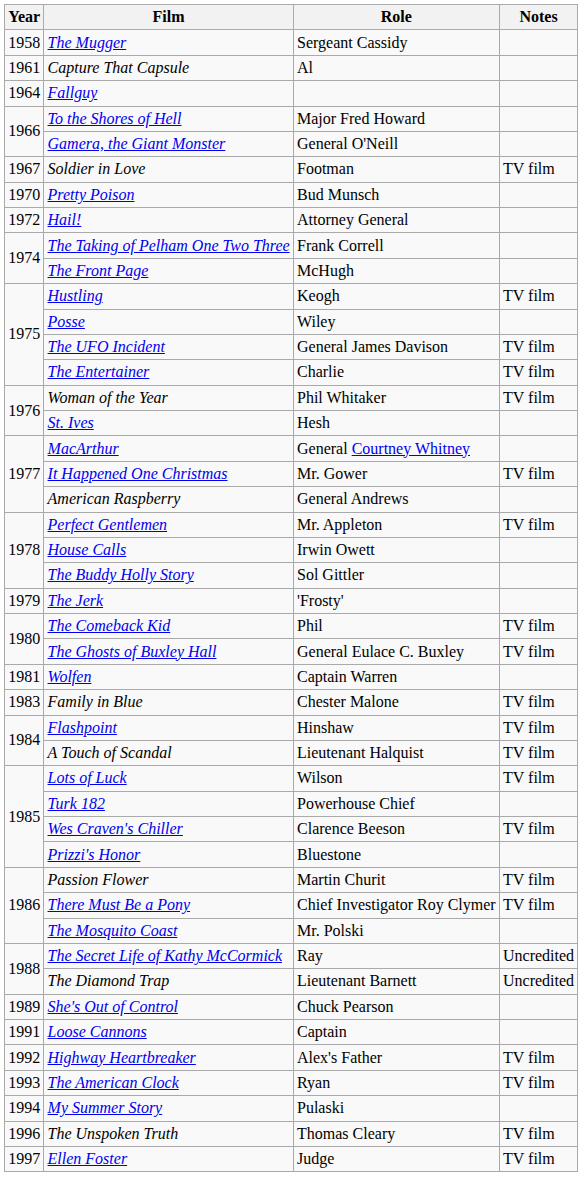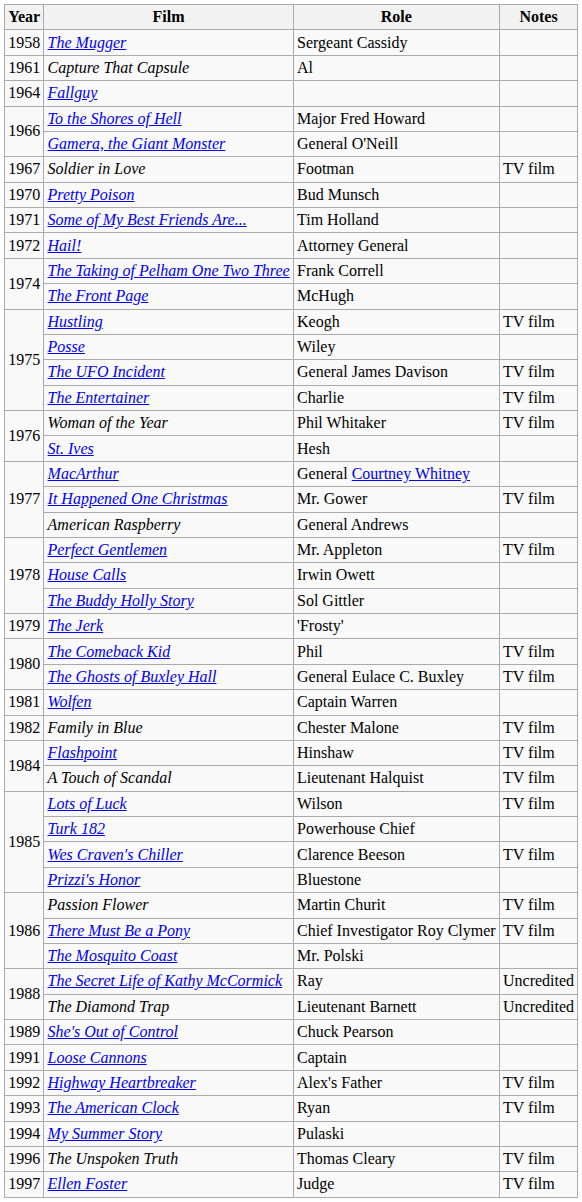+ row: (147, 220)
(24, 702) 1983 -> (24, 727) 1982
